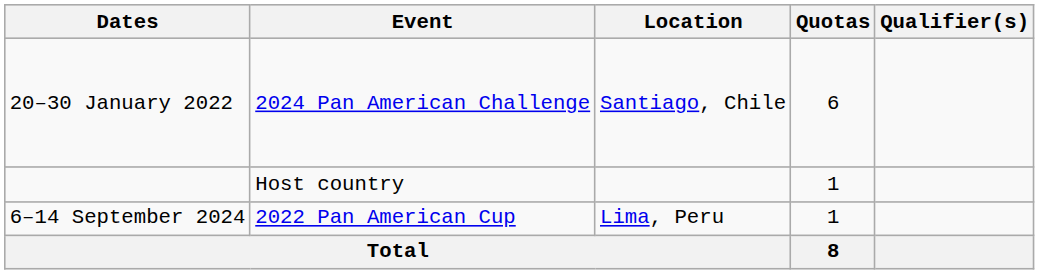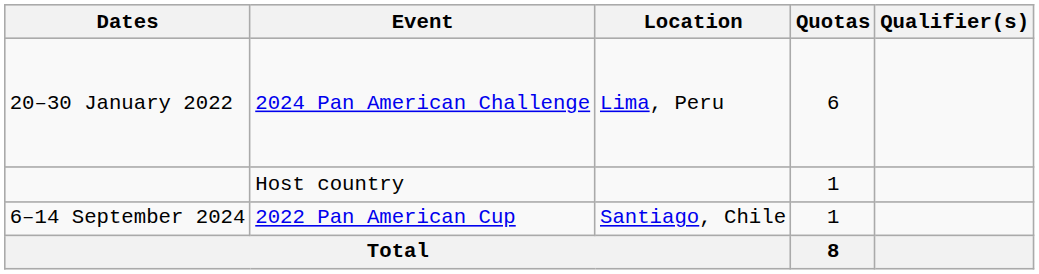(693, 103) Santiago, Chile -> (662, 103) Lima, Peru
(662, 218) Lima, Peru -> (693, 218) Santiago, Chile
